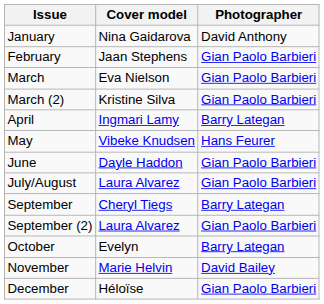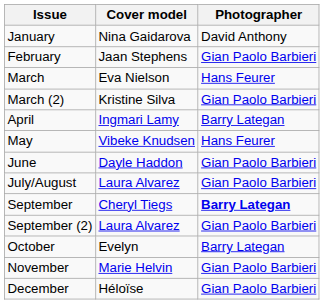(259, 78) Gian Paolo Barbieri -> (238, 78) Hans Feurer
(243, 204) normal -> (246, 204) bold
(238, 267) David Bailey -> (259, 267) Gian Paolo Barbieri
